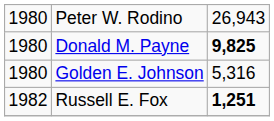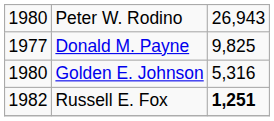(28, 45) 1980 -> (28, 45) 1977
(234, 45) bold -> (234, 45) normal
